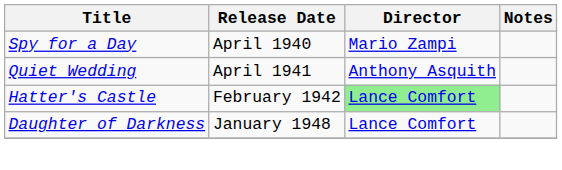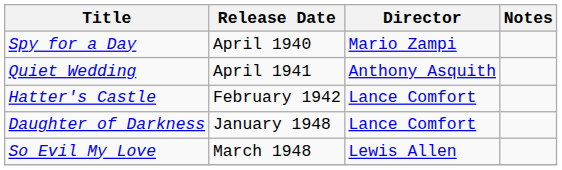(412, 98) lightgreen background -> (412, 98) no background
+ row: (82, 151)
